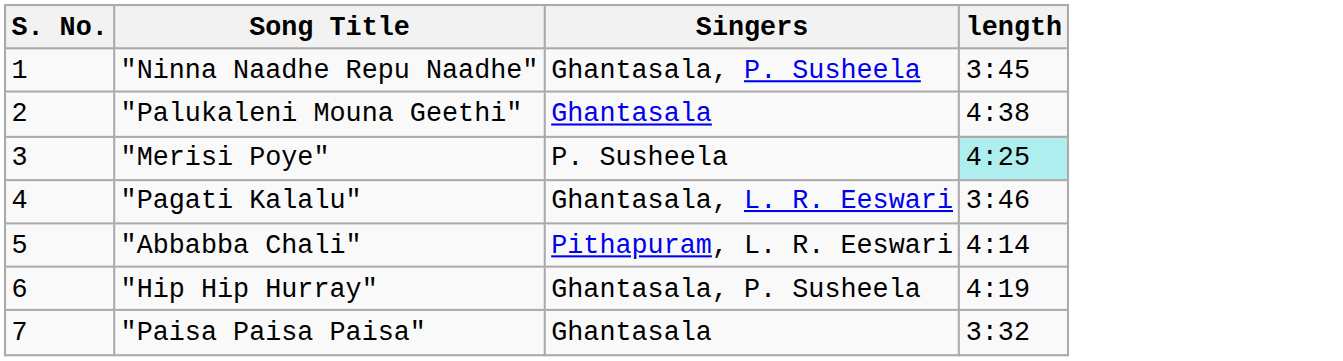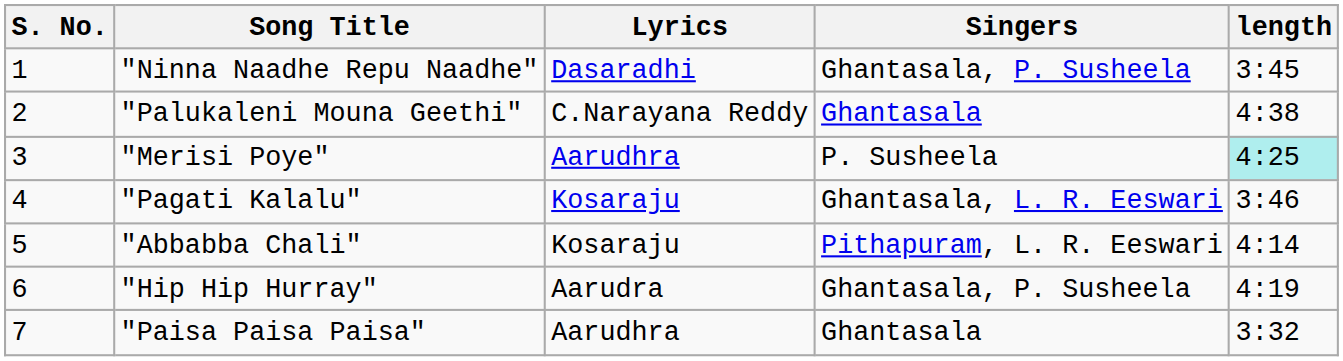+ column: (680, 27)
